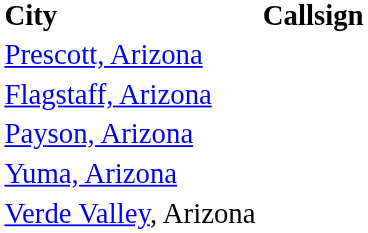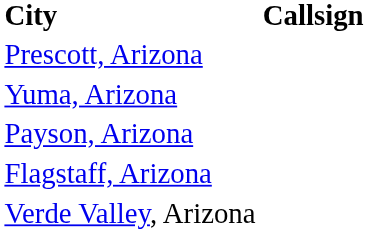rows swapped: (91, 173) <-> (108, 94)
